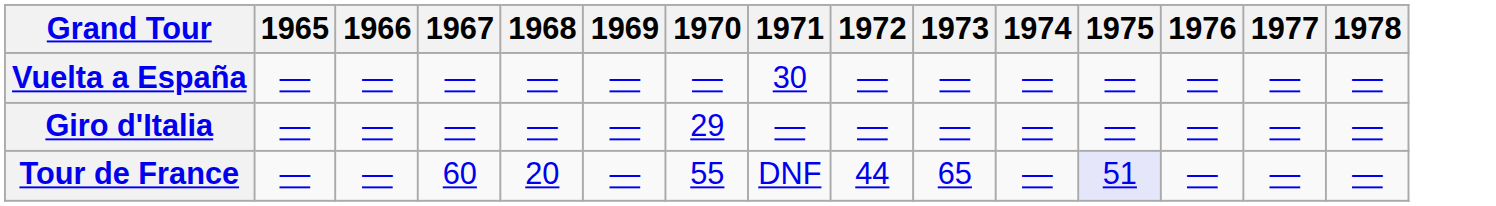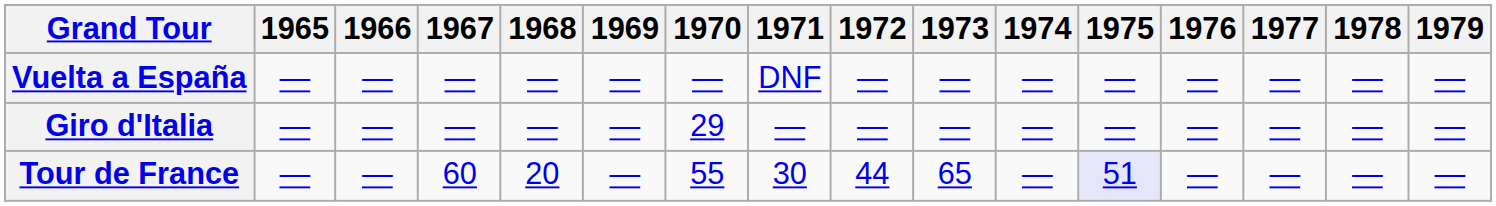+ column: (1450, 28)
(790, 77) 30 -> (790, 77) DNF
(790, 175) DNF -> (790, 175) 30
